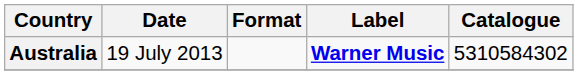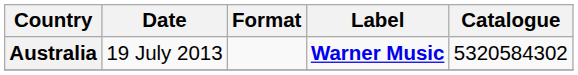(511, 53) 5310584302 -> (511, 53) 5320584302
